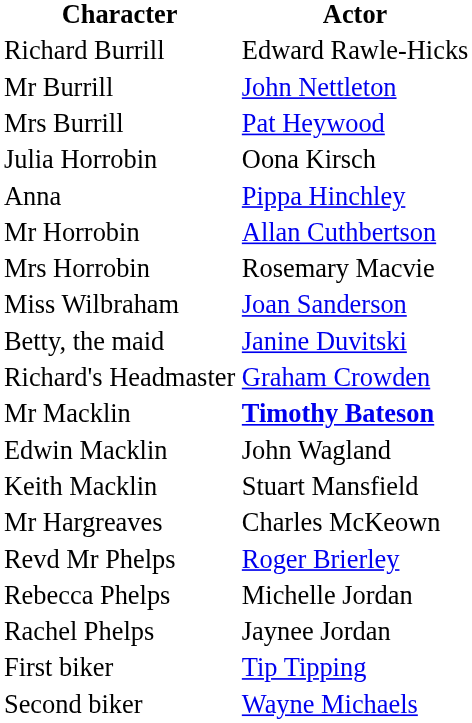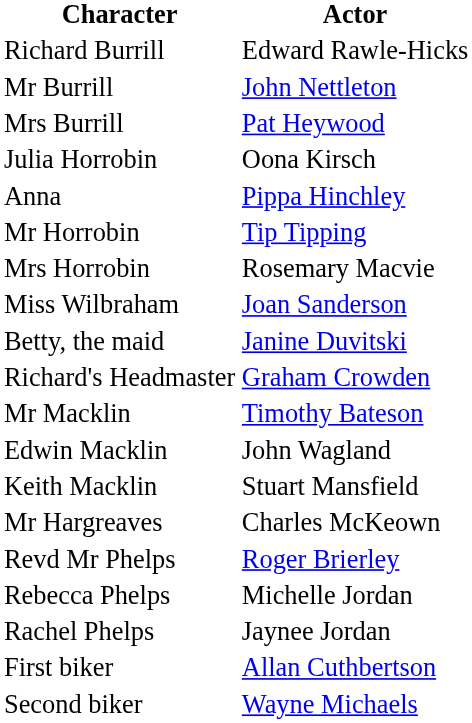(339, 232) Allan Cuthbertson -> (304, 232) Tip Tipping
(338, 413) bold -> (333, 413) normal
(304, 667) Tip Tipping -> (339, 667) Allan Cuthbertson
